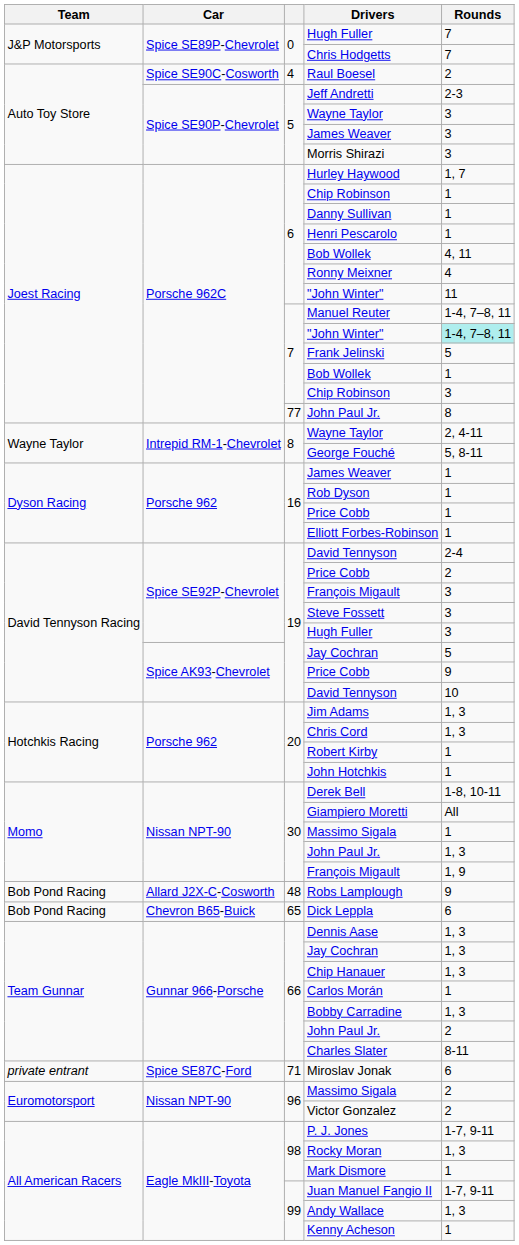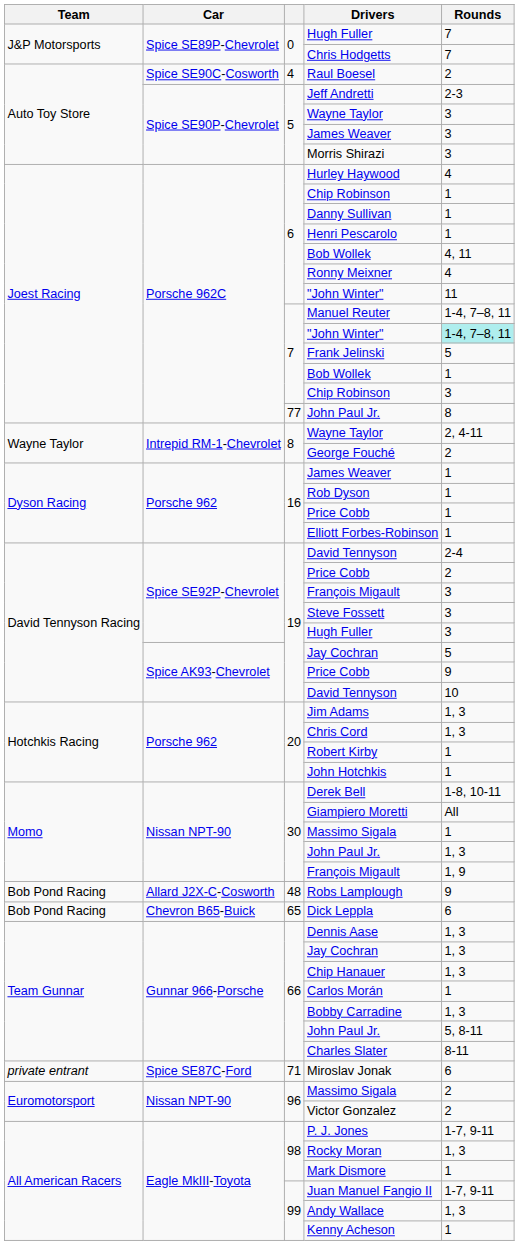(455, 174) 1, 7 -> (448, 174) 4
(464, 453) 5, 8-11 -> (448, 453) 2
(448, 1031) 2 -> (464, 1031) 5, 8-11
